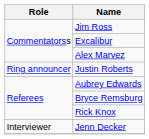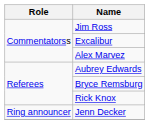- row: (104, 69)
(29, 127) Interviewer -> (39, 112) Ring announcer
